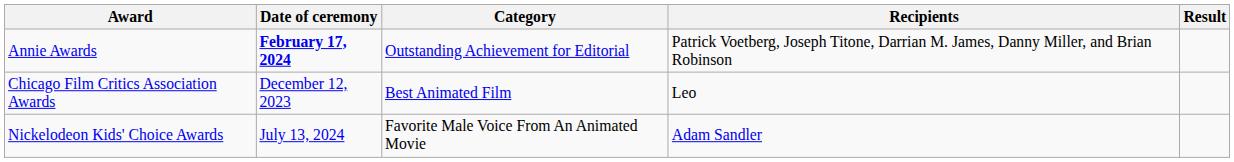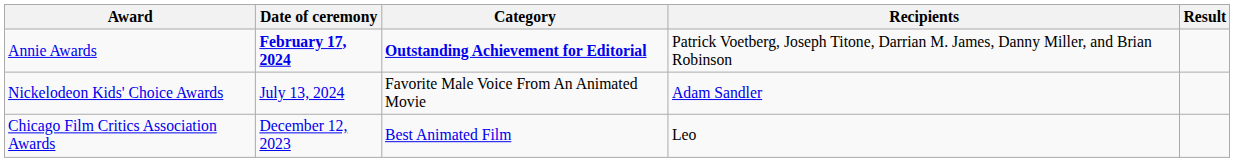(507, 50) normal -> (516, 50) bold
rows swapped: (112, 93) <-> (116, 135)
